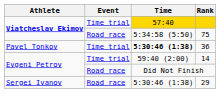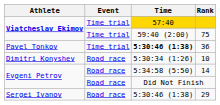(106, 34) Road race -> (108, 34) Time trial
(163, 34) 5:34:58 (5:50) -> (163, 34) 59:40 (2:00)
+ row: (205, 58)
(108, 58) Time trial -> (106, 70) Road race
(163, 58) 59:40 (2:00) -> (163, 70) 5:34:58 (5:50)
